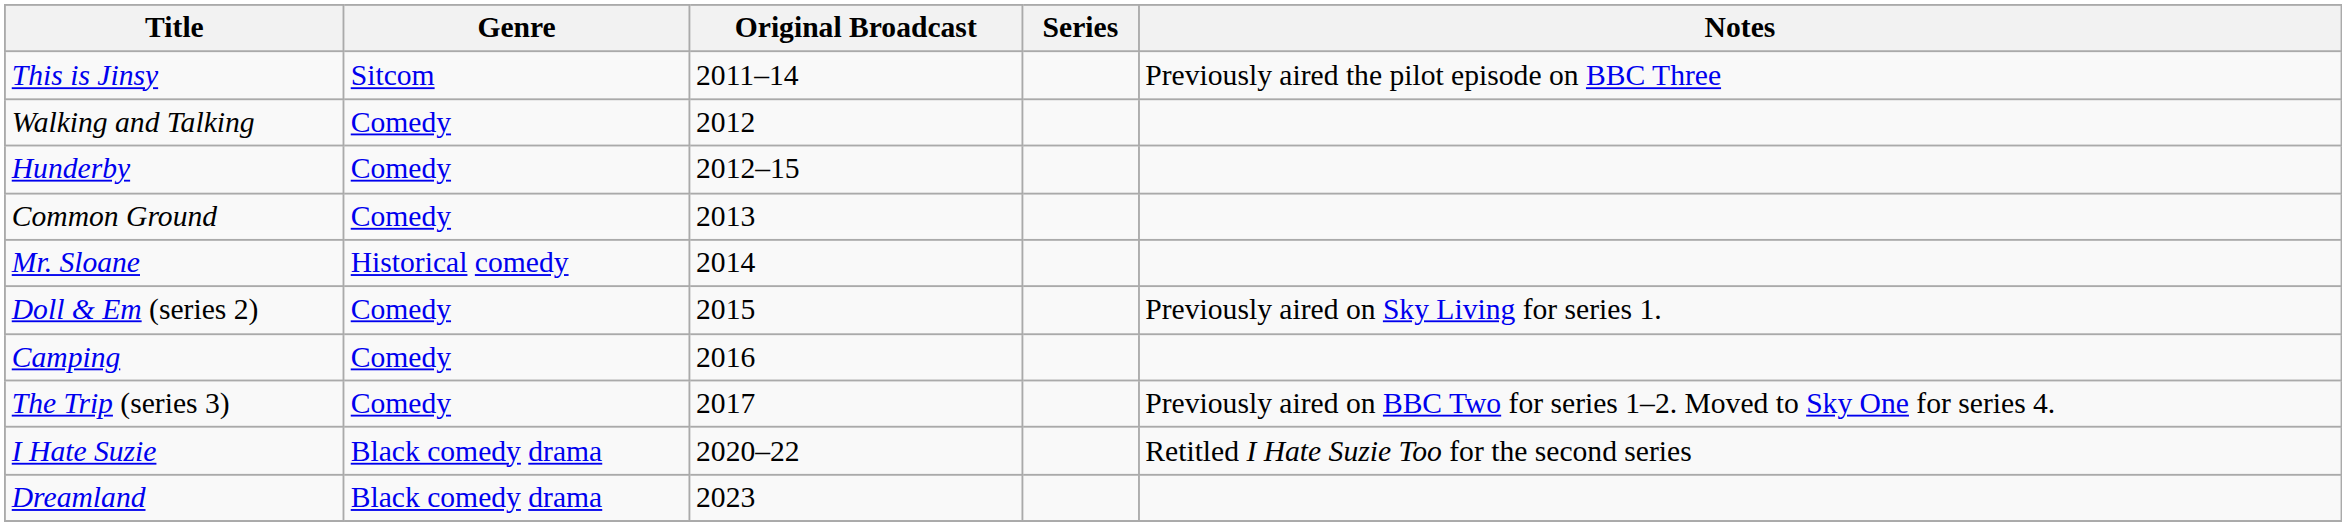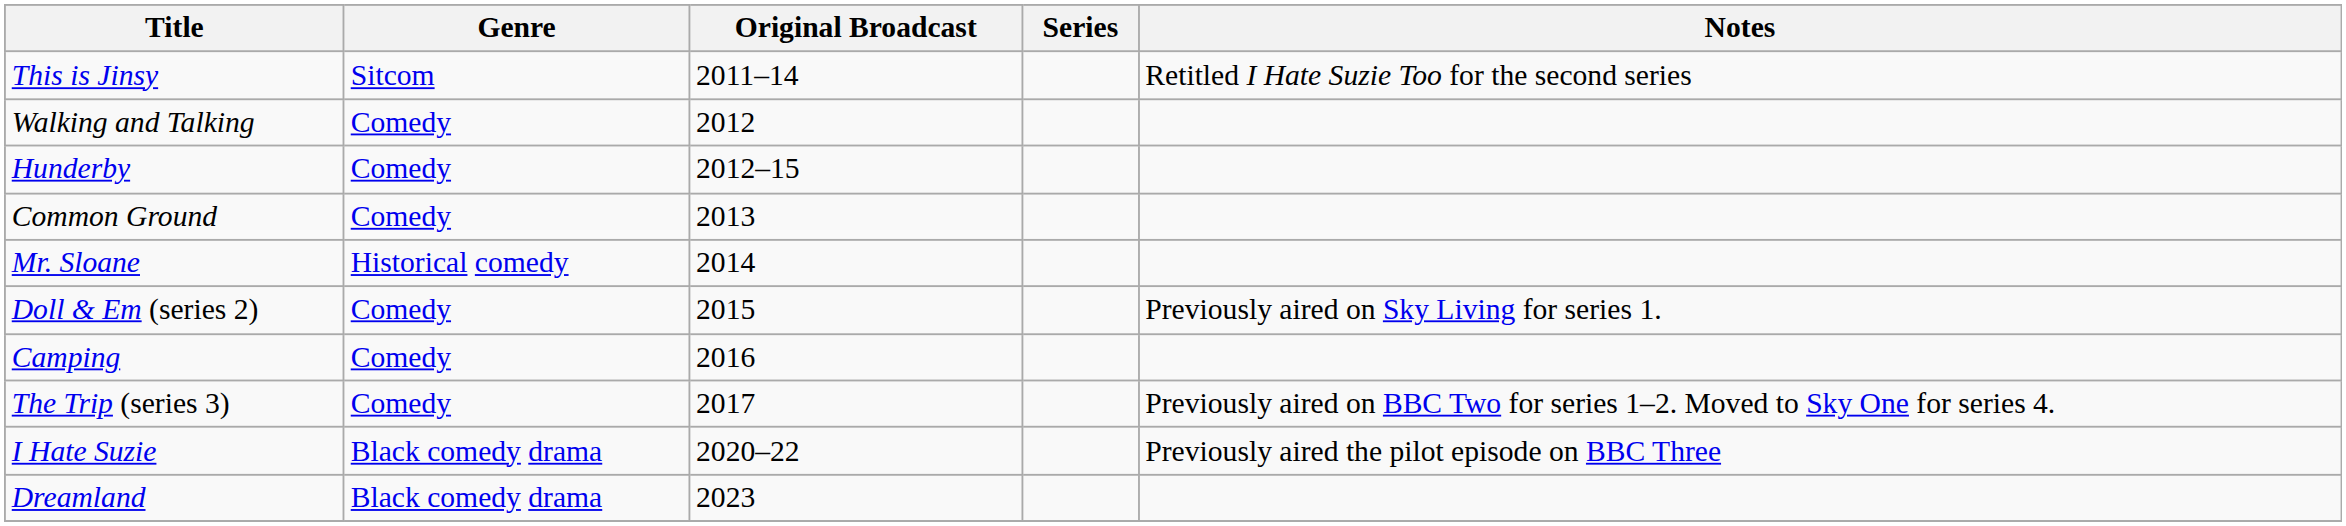(1433, 74) Previously aired the pilot episode on BBC Three -> (1419, 74) Retitled I Hate Suzie Too for the second series
(1419, 450) Retitled I Hate Suzie Too for the second series -> (1433, 450) Previously aired the pilot episode on BBC Three
